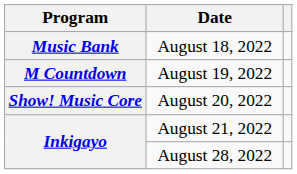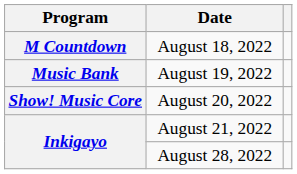(75, 45) Music Bank -> (75, 45) M Countdown
(75, 73) M Countdown -> (75, 73) Music Bank
